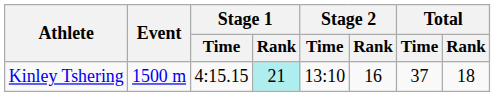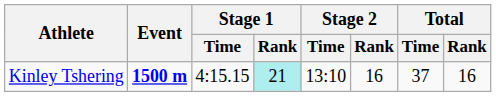(159, 76) normal -> (160, 76) bold
(466, 76) 18 -> (467, 76) 16
